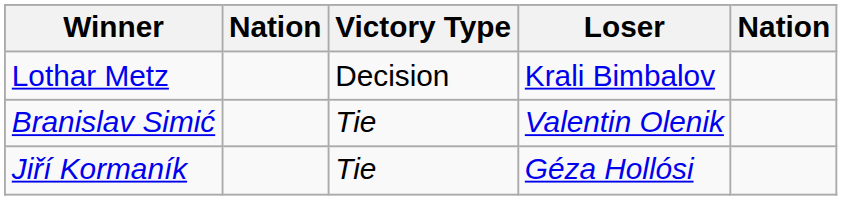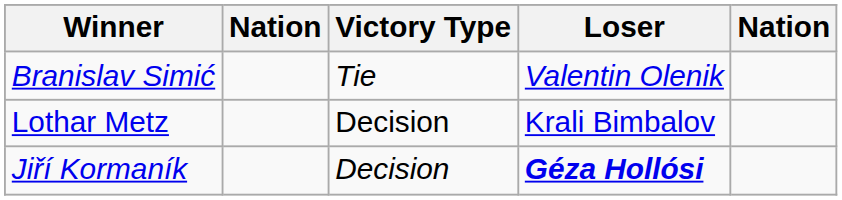rows swapped: (113, 122) <-> (90, 75)
(356, 169) Tie -> (392, 169) Decision
(609, 169) normal -> (614, 169) bold
